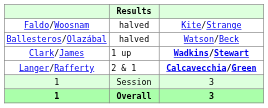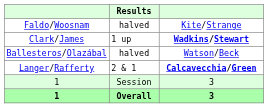rows swapped: (57, 54) <-> (57, 40)
